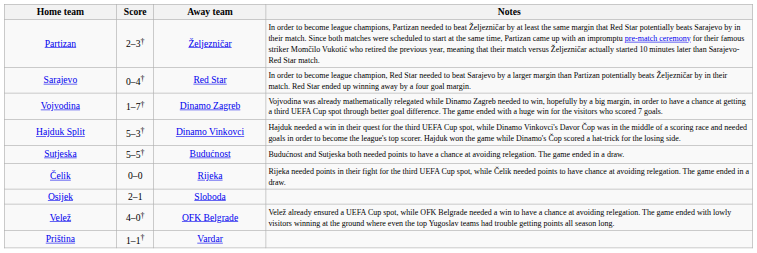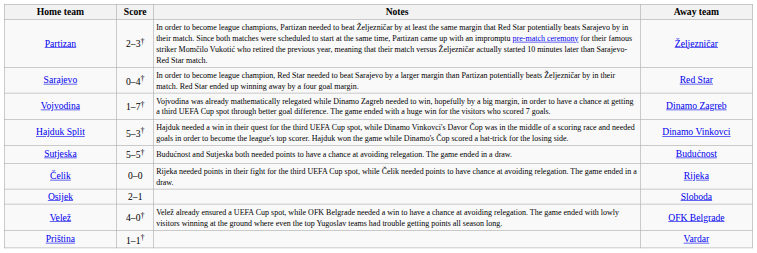columns swapped: (210, 12) <-> (509, 12)
